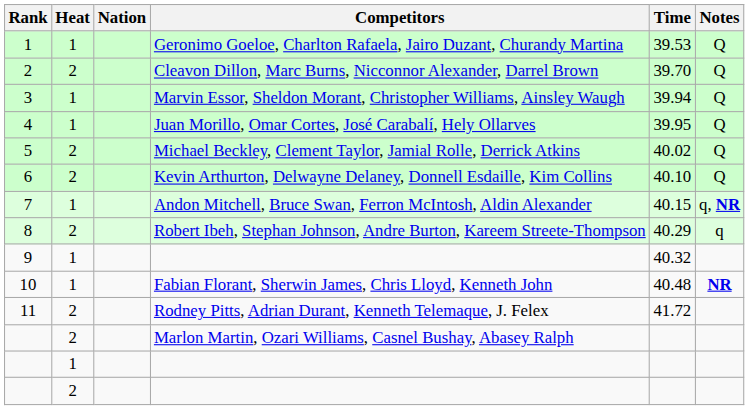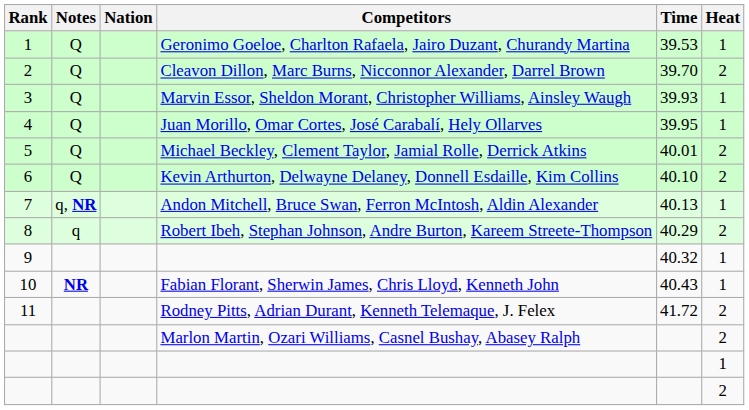columns swapped: (73, 17) <-> (720, 17)
(672, 97) 39.94 -> (679, 97) 39.93
(672, 151) 40.02 -> (679, 151) 40.01
(672, 204) 40.15 -> (679, 204) 40.13
(672, 284) 40.48 -> (679, 284) 40.43
